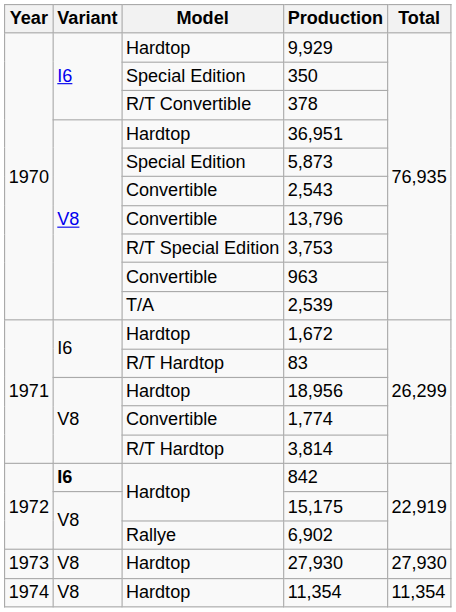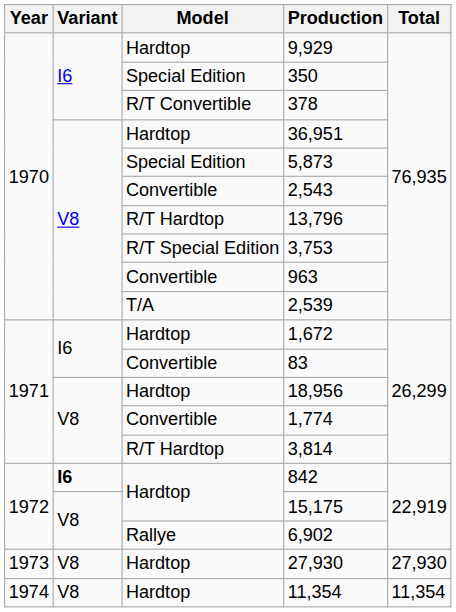(172, 219) Convertible -> (175, 219) R/T Hardtop
(175, 362) R/T Hardtop -> (172, 362) Convertible
